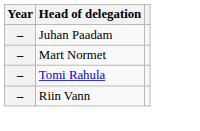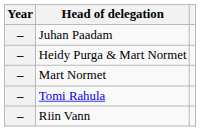+ row: (113, 55)
